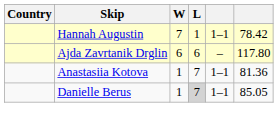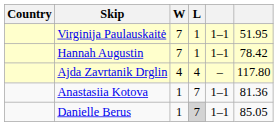+ row: (112, 33)
(179, 53) 6 -> (179, 72) 4
(197, 53) 6 -> (197, 72) 4
